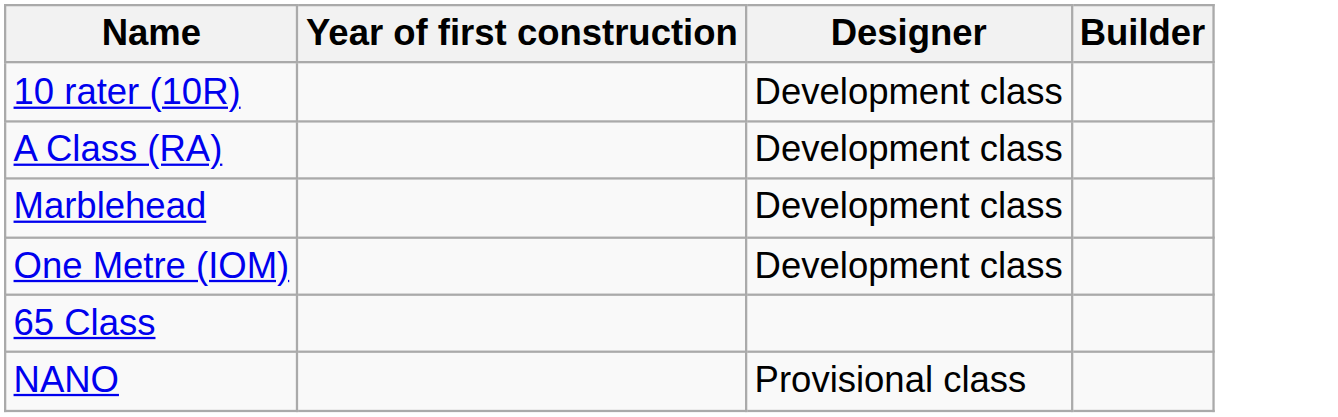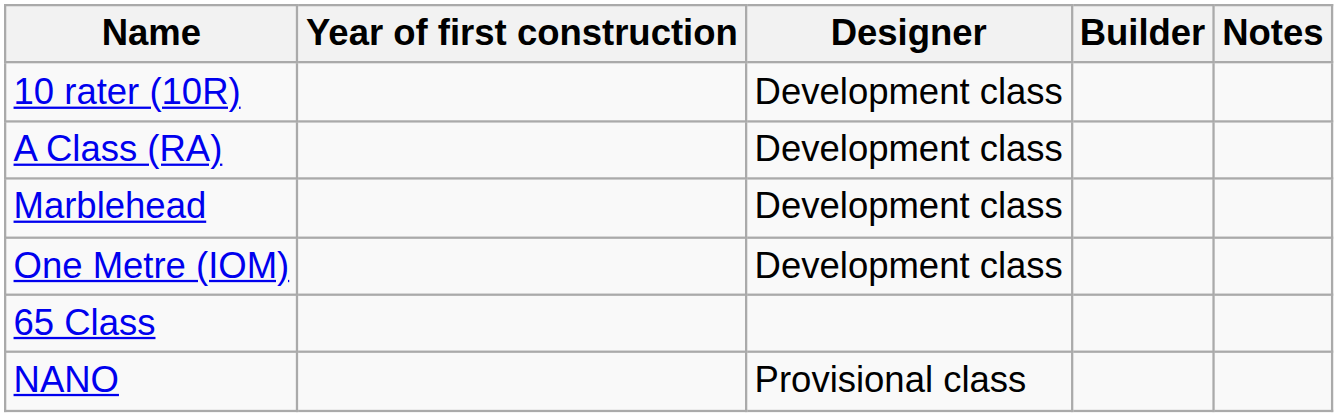+ column: (1273, 33)
